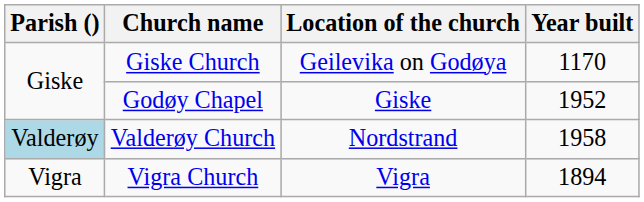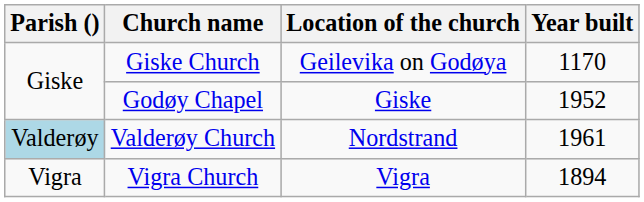(582, 138) 1958 -> (582, 138) 1961
